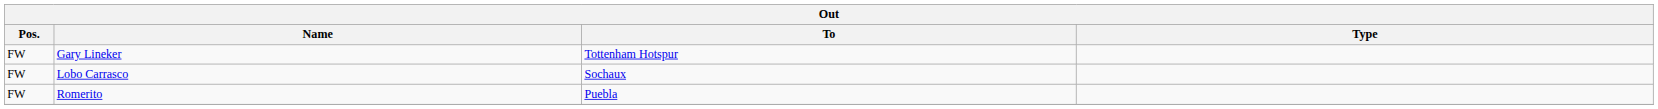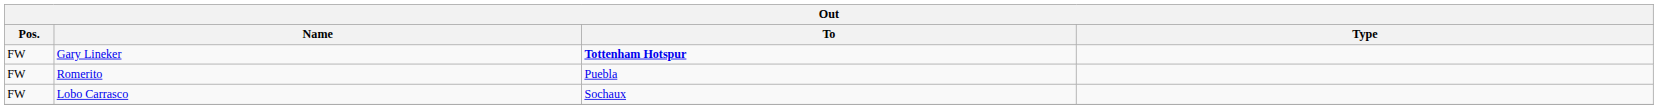(631, 54) normal -> (635, 54) bold
rows swapped: (92, 74) <-> (80, 94)
